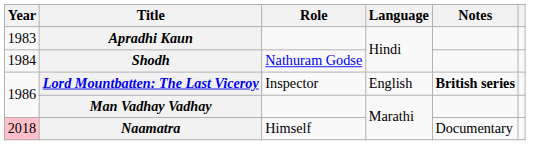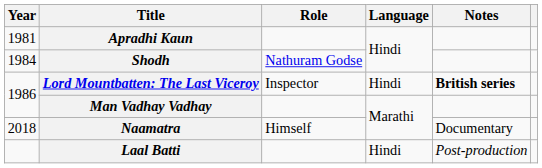(22, 38) 1983 -> (22, 38) 1981
(391, 83) English -> (385, 83) Hindi
(22, 128) pink background -> (22, 128) no background
+ row: (151, 151)
